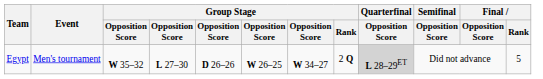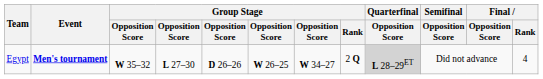(67, 59) normal -> (70, 59) bold
(519, 59) 5 -> (525, 59) 4
